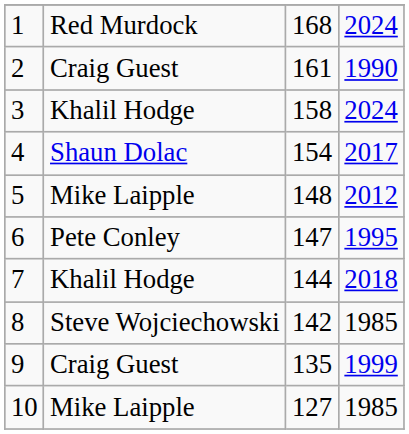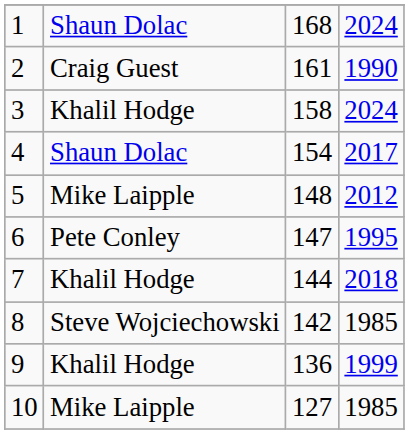(124, 25) Red Murdock -> (119, 25) Shaun Dolac
(114, 364) Craig Guest -> (122, 364) Khalil Hodge
(312, 364) 135 -> (312, 364) 136
